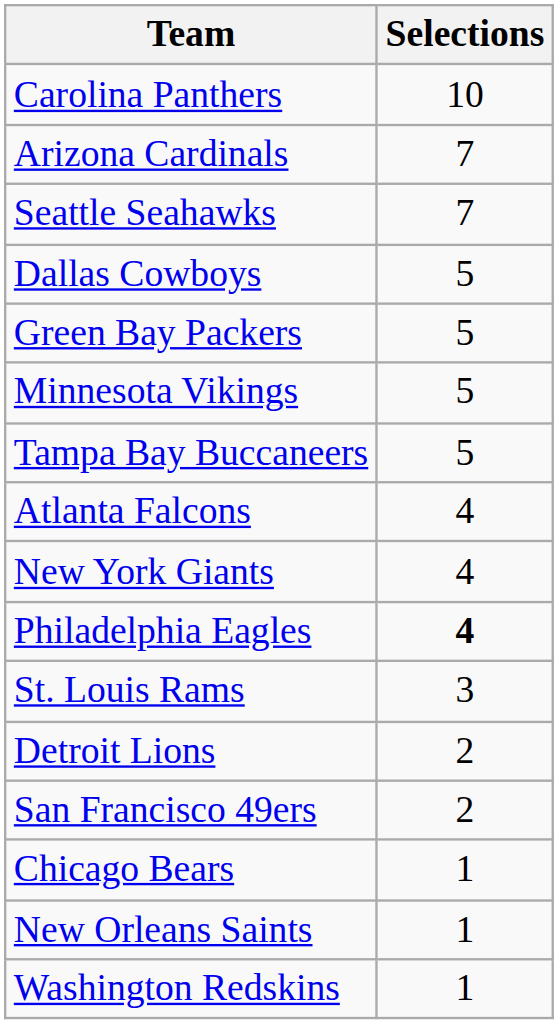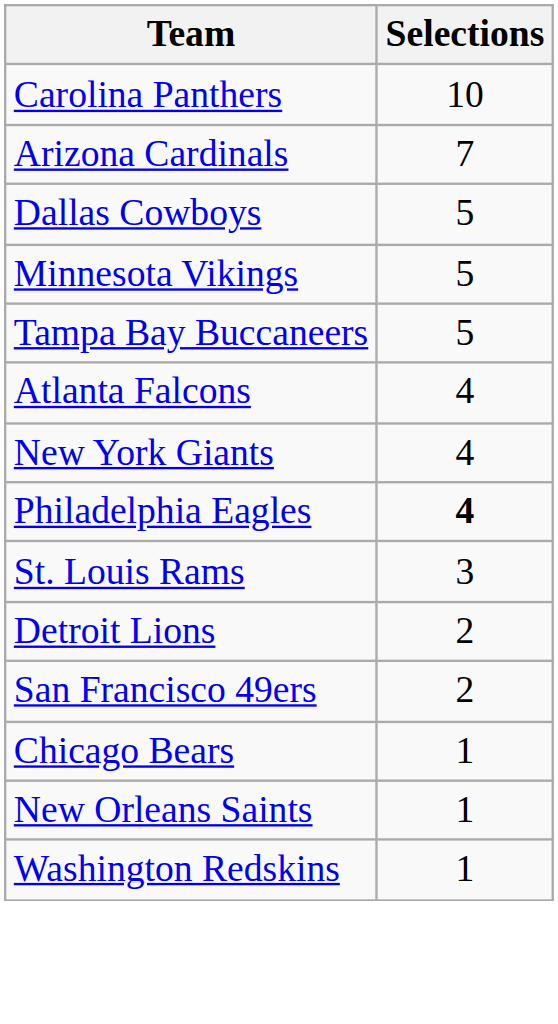- row: (145, 213)
- row: (158, 332)
